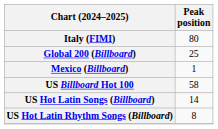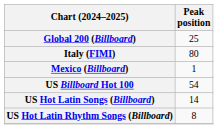rows swapped: (90, 54) <-> (90, 38)
(194, 85) 58 -> (194, 85) 54
